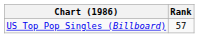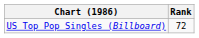(181, 26) 57 -> (181, 26) 72
